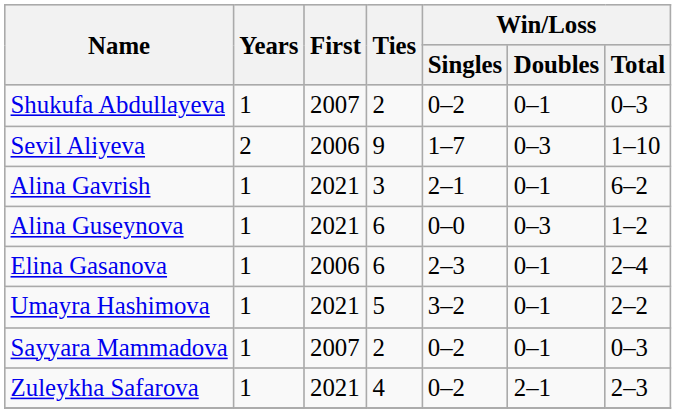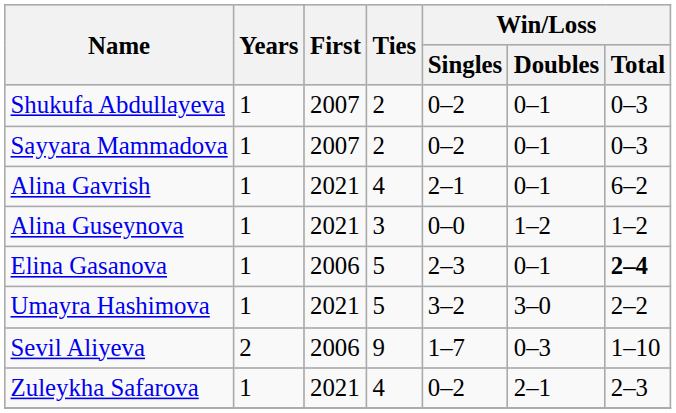rows swapped: (78, 145) <-> (119, 346)
(379, 185) 3 -> (379, 185) 4
(379, 225) 6 -> (379, 225) 3
(532, 225) 0–3 -> (532, 225) 1–2
(379, 265) 6 -> (379, 265) 5
(629, 265) normal -> (629, 265) bold
(532, 306) 0–1 -> (532, 306) 3–0
